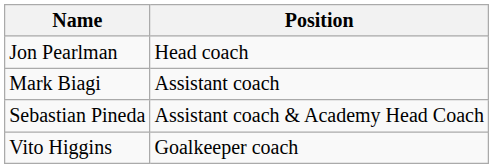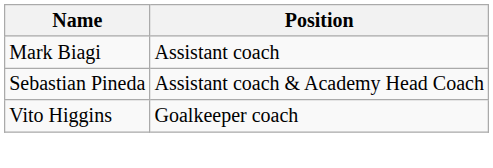- row: (63, 52)
